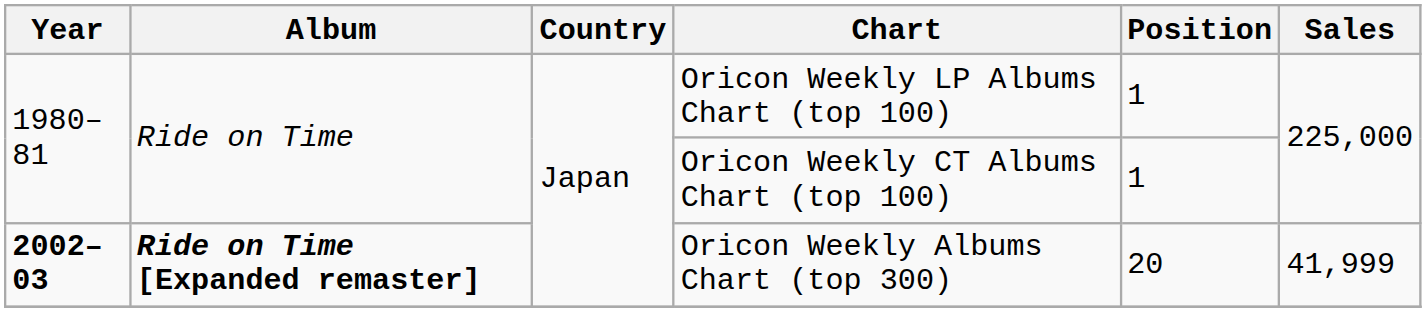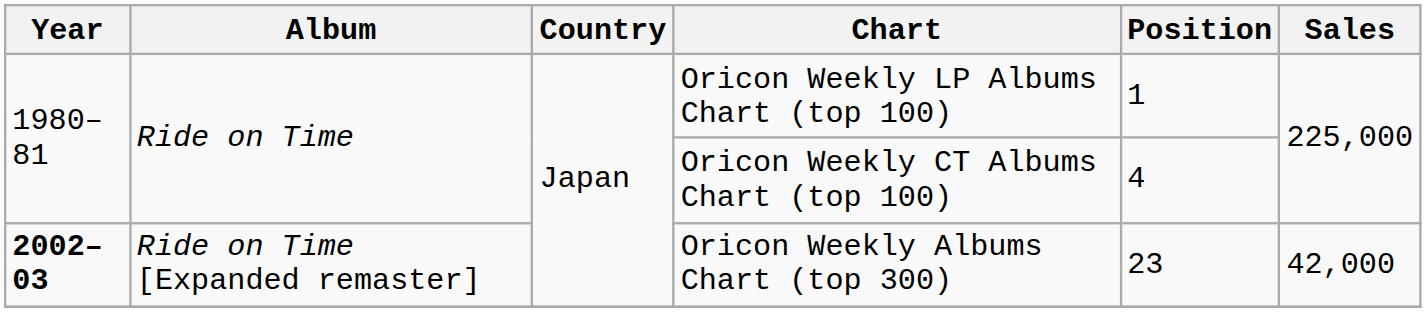(1136, 180) 1 -> (1136, 180) 4
(309, 264) bold -> (309, 264) normal
(1145, 264) 20 -> (1145, 264) 23
(1341, 264) 41,999 -> (1341, 264) 42,000
